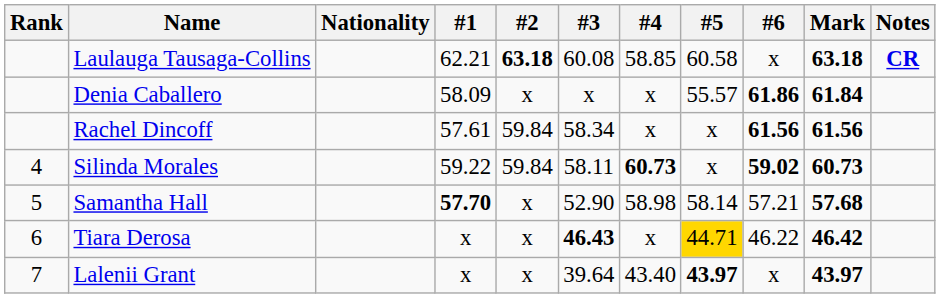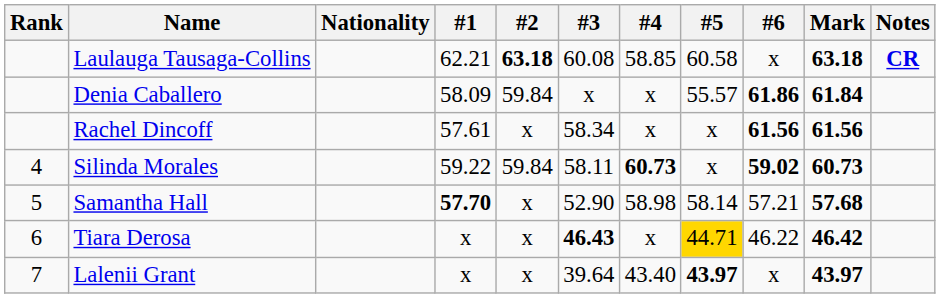(527, 94) x -> (527, 94) 59.84
(527, 130) 59.84 -> (527, 130) x
